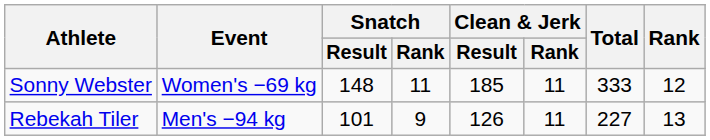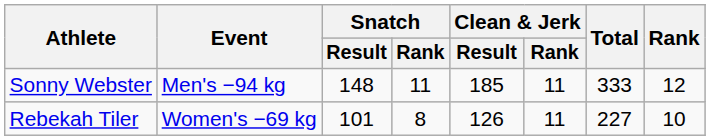(239, 86) Women's −69 kg -> (224, 86) Men's −94 kg
(224, 119) Men's −94 kg -> (239, 119) Women's −69 kg
(420, 119) 9 -> (420, 119) 8
(674, 119) 13 -> (674, 119) 10
